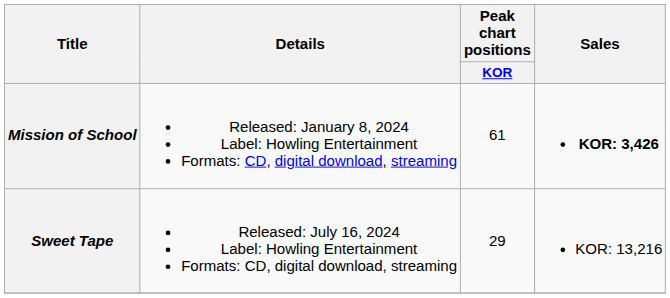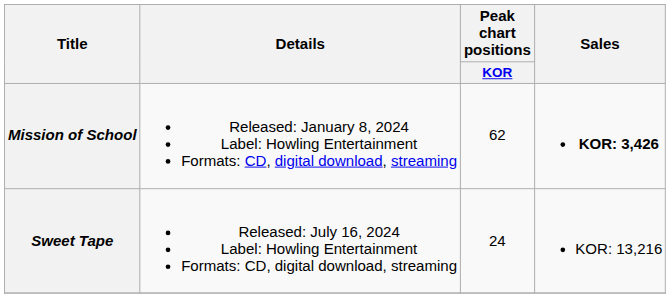(497, 135) 61 -> (497, 135) 62
(497, 240) 29 -> (497, 240) 24
